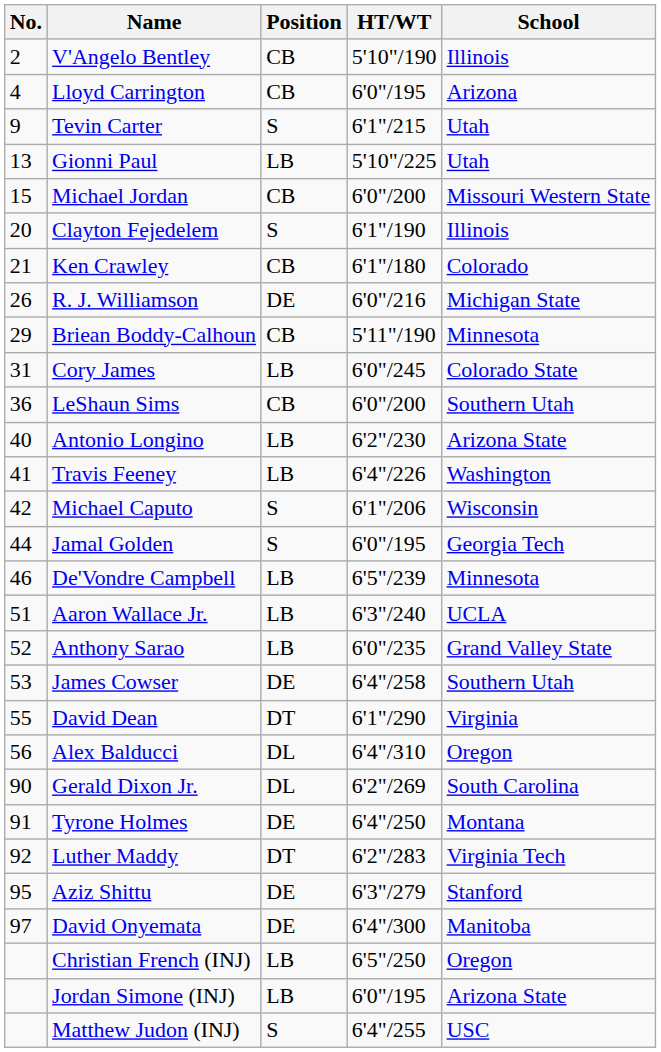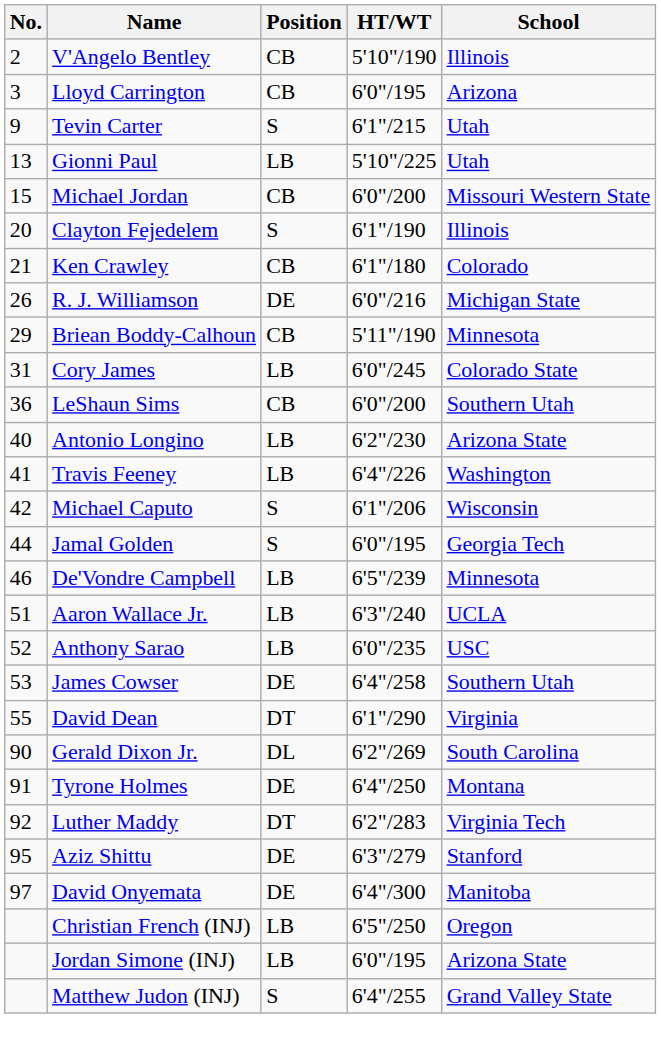(15, 91) 4 -> (15, 91) 3
(529, 647) Grand Valley State -> (468, 647) USC
- row: (115, 751)
(468, 1030) USC -> (529, 995) Grand Valley State
